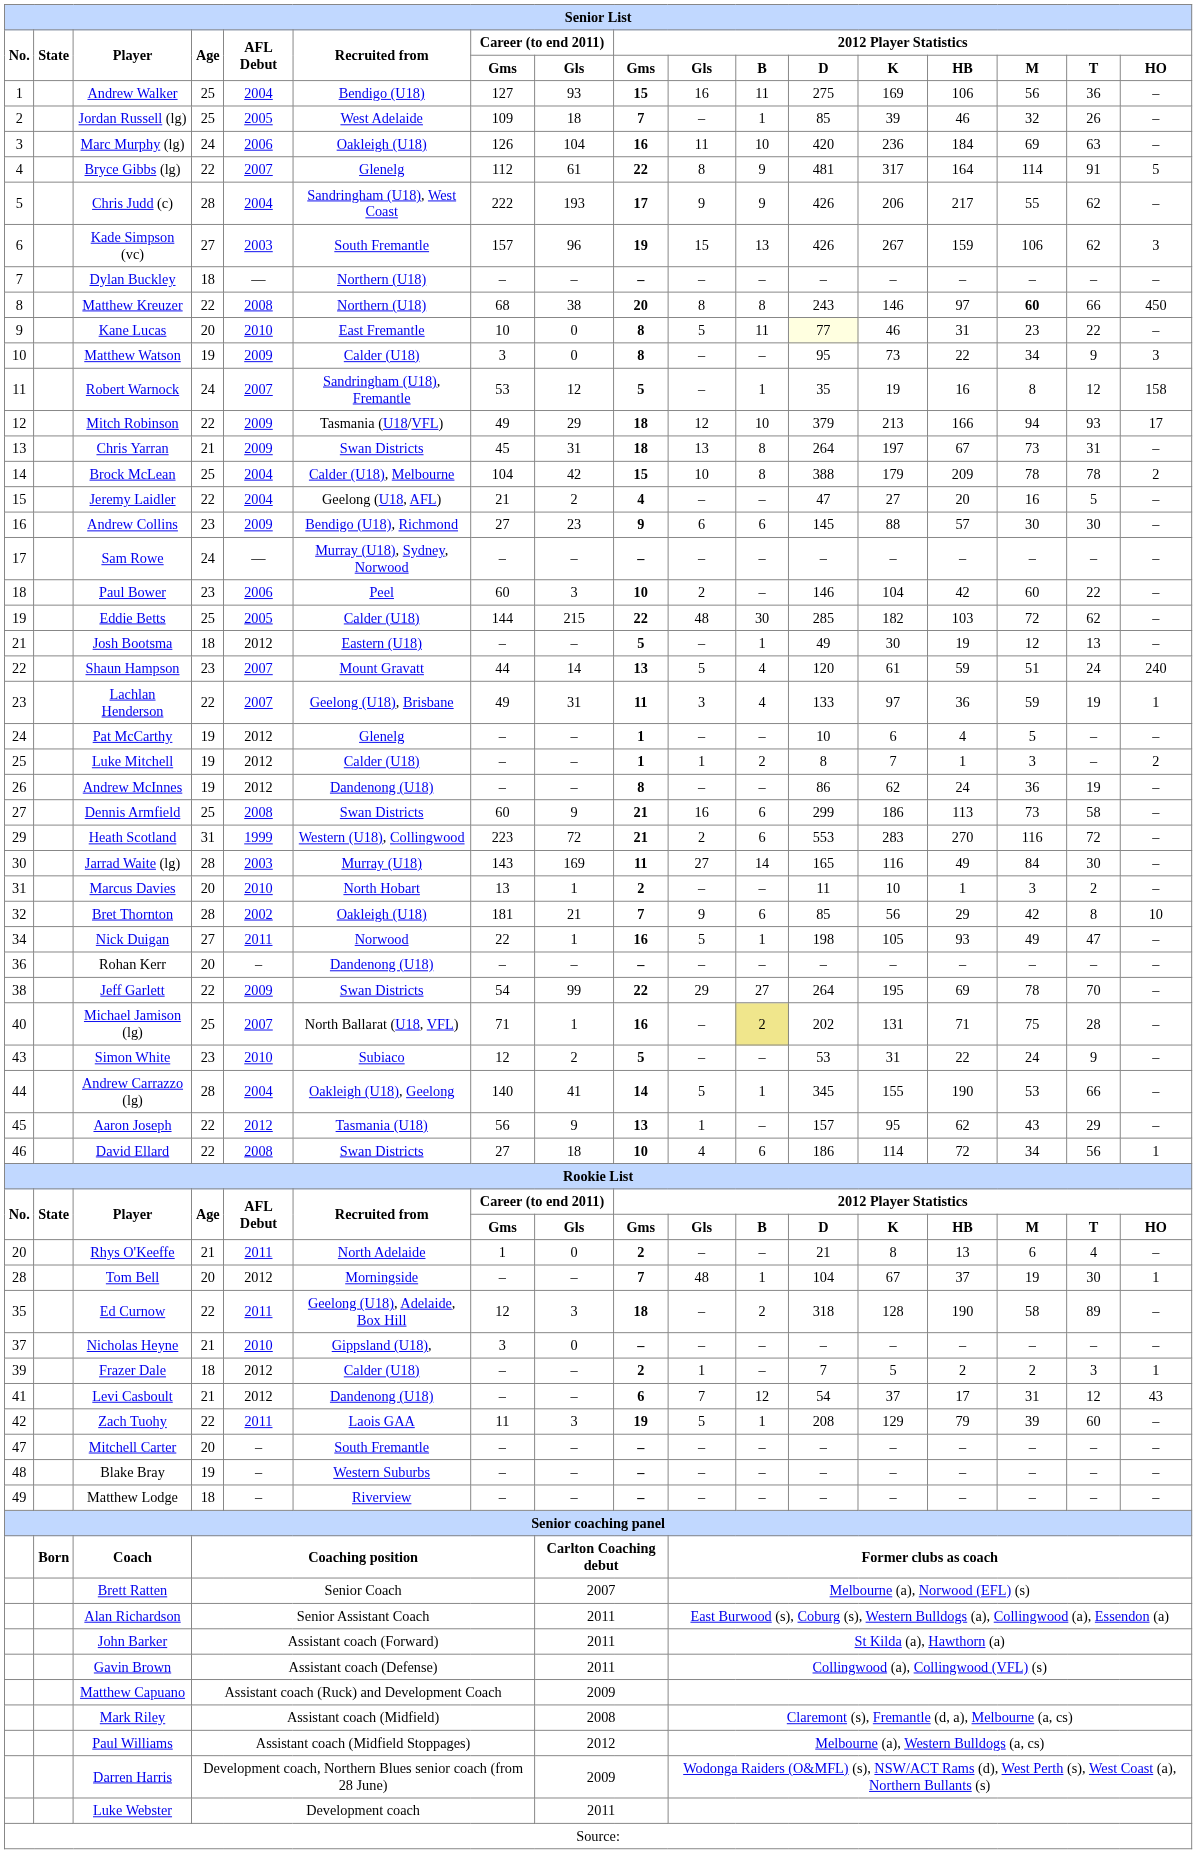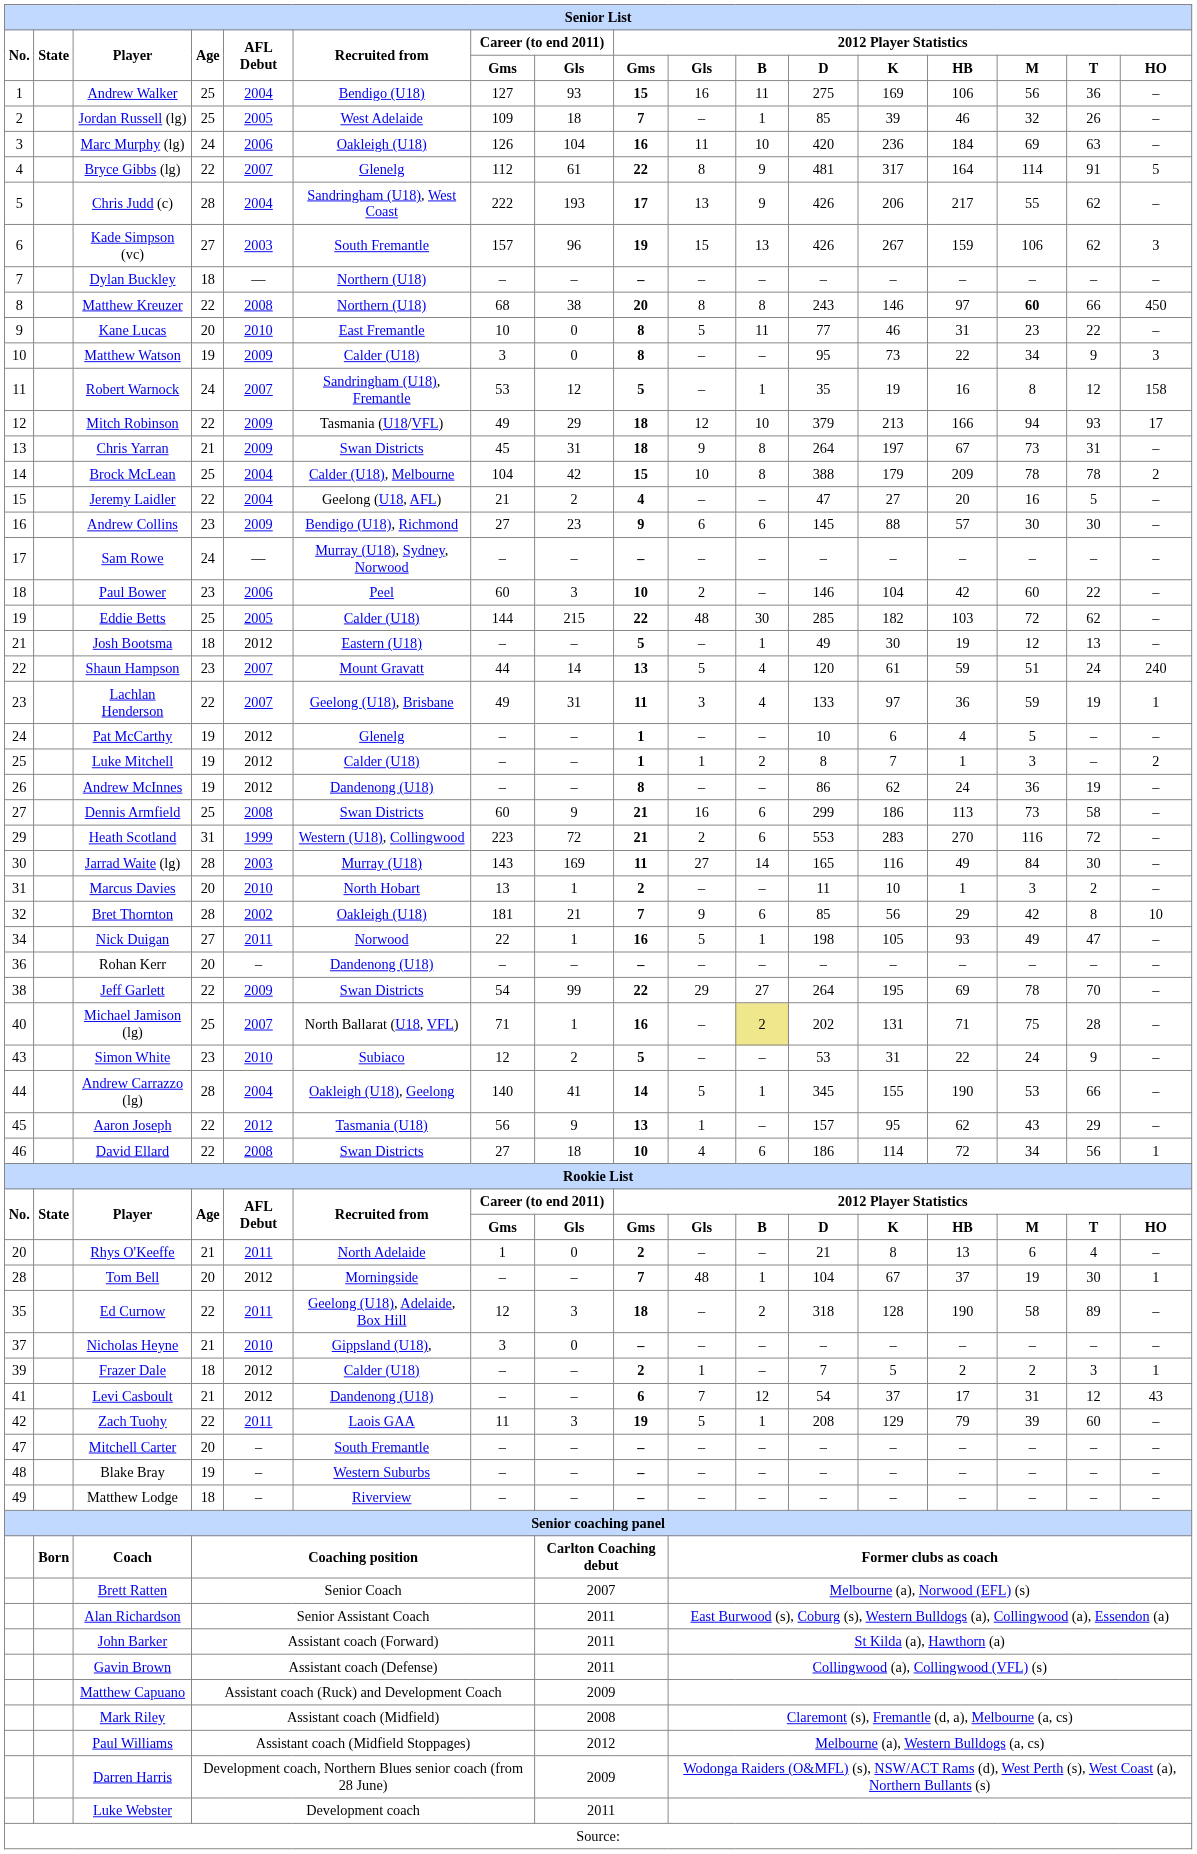(702, 203) 9 -> (702, 203) 13
(823, 330) lightyellow background -> (823, 330) no background
(702, 448) 13 -> (702, 448) 9
